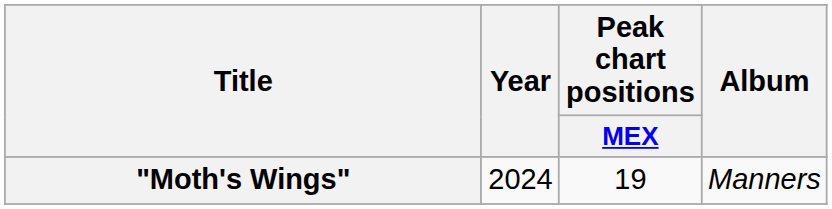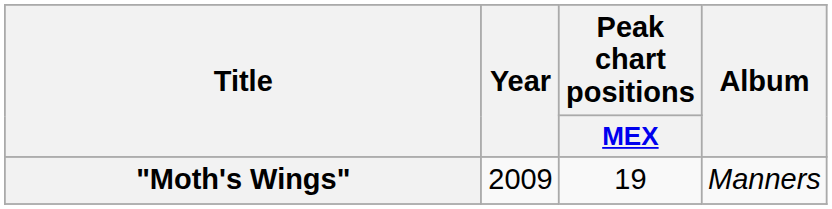(521, 179) 2024 -> (521, 179) 2009
